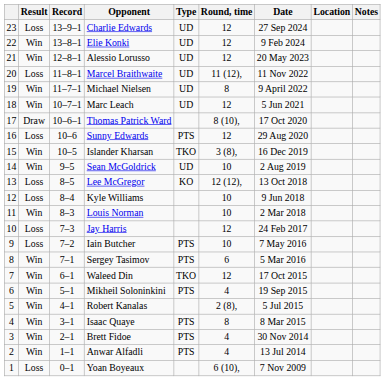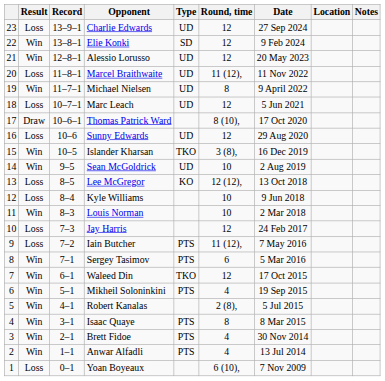(186, 43) UD -> (186, 43) SD
(34, 105) Win -> (34, 105) Loss
(186, 136) PTS -> (186, 136) UD
(227, 244) 10 -> (227, 244) 11 (12),
